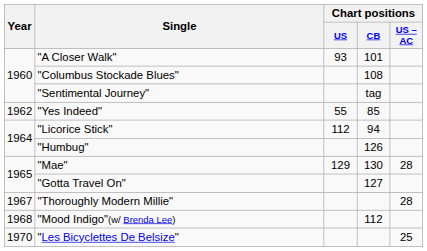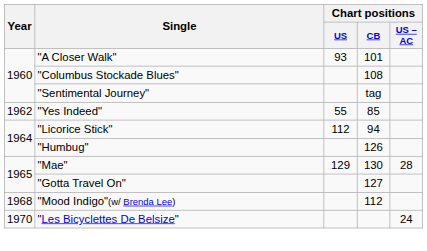- row: (105, 201)
(406, 237) 25 -> (406, 219) 24
